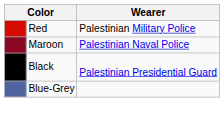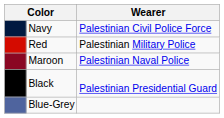+ row: (40, 28)
